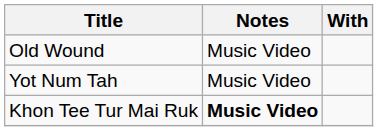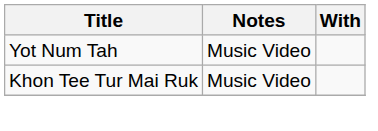- row: (57, 50)
(263, 111) bold -> (259, 81) normal
